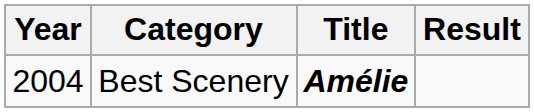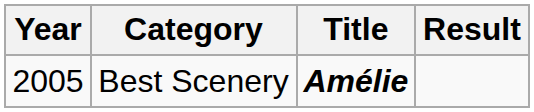(48, 80) 2004 -> (48, 80) 2005
